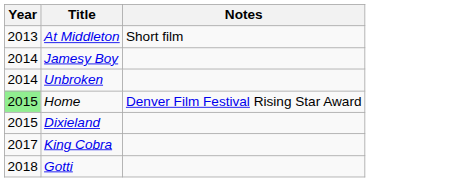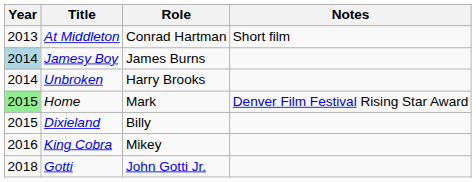+ column: (176, 15)
(23, 58) no background -> (23, 58) lightblue background
(23, 144) 2017 -> (23, 144) 2016
